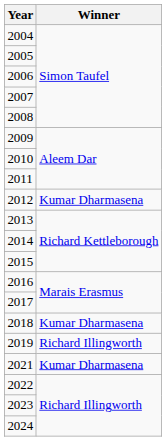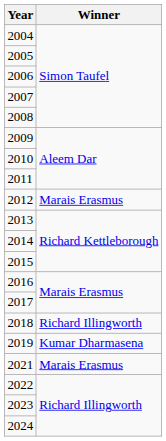(91, 199) Kumar Dharmasena -> (81, 199) Marais Erasmus
(91, 323) Kumar Dharmasena -> (91, 323) Richard Illingworth
(91, 343) Richard Illingworth -> (91, 343) Kumar Dharmasena
(91, 364) Kumar Dharmasena -> (81, 364) Marais Erasmus
